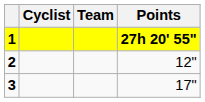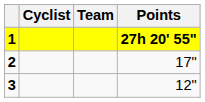(186, 62) 12" -> (186, 62) 17"
(186, 85) 17" -> (186, 85) 12"
